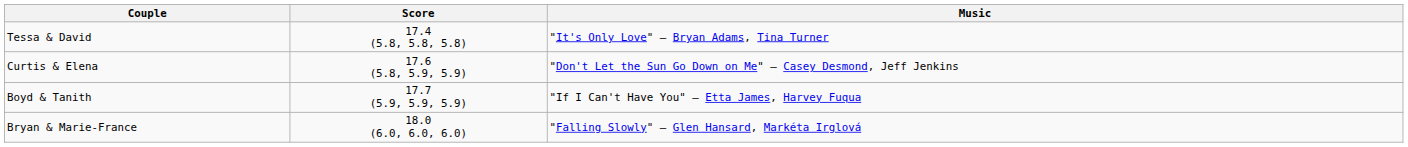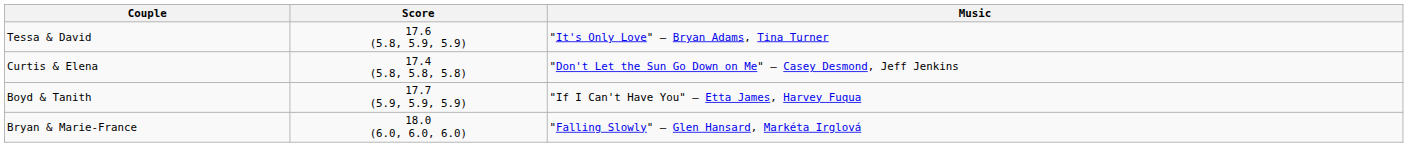(418, 37) 17.4 (5.8, 5.8, 5.8) -> (418, 37) 17.6 (5.8, 5.9, 5.9)
(418, 67) 17.6 (5.8, 5.9, 5.9) -> (418, 67) 17.4 (5.8, 5.8, 5.8)
